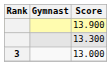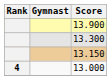+ row: (89, 54)
(17, 54) 3 -> (17, 68) 4
